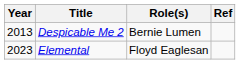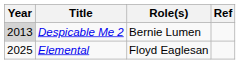(20, 31) no background -> (20, 31) lightgrey background
(20, 50) 2023 -> (20, 50) 2025
